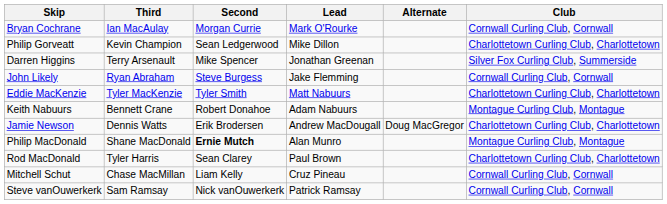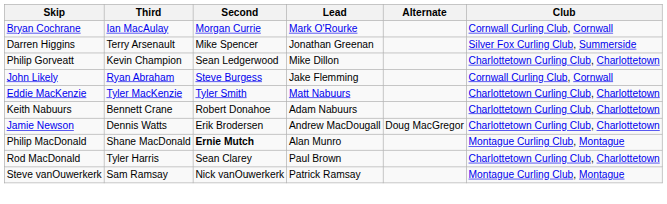rows swapped: (40, 45) <-> (41, 61)
(547, 110) Montague Curling Club, Montague -> (564, 110) Charlottetown Curling Club, Charlottetown
- row: (39, 175)
(541, 191) Cornwall Curling Club, Cornwall -> (547, 175) Montague Curling Club, Montague
